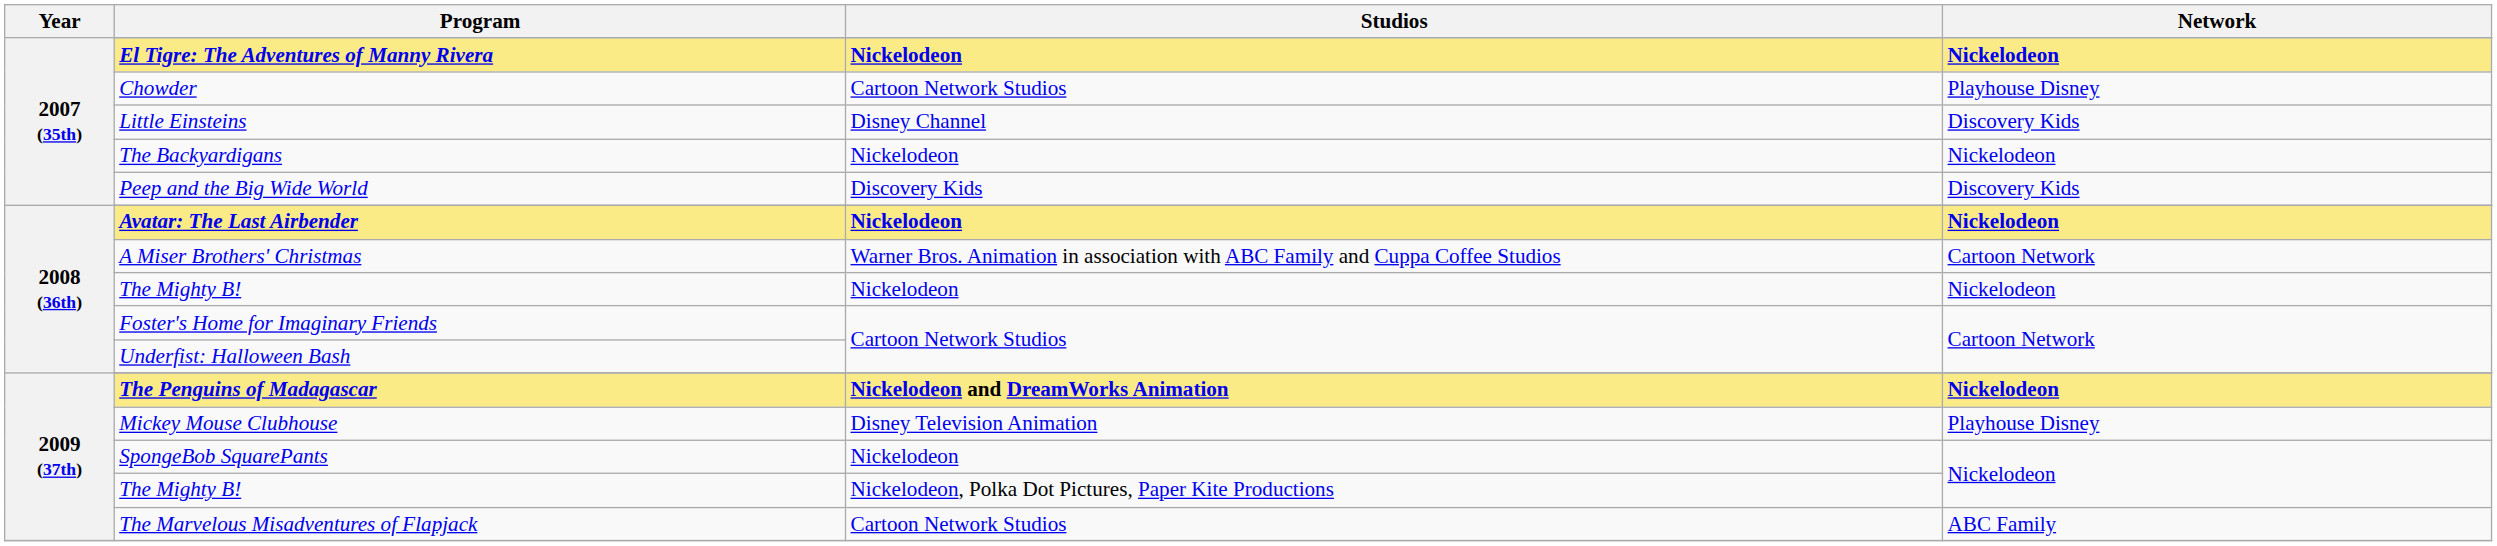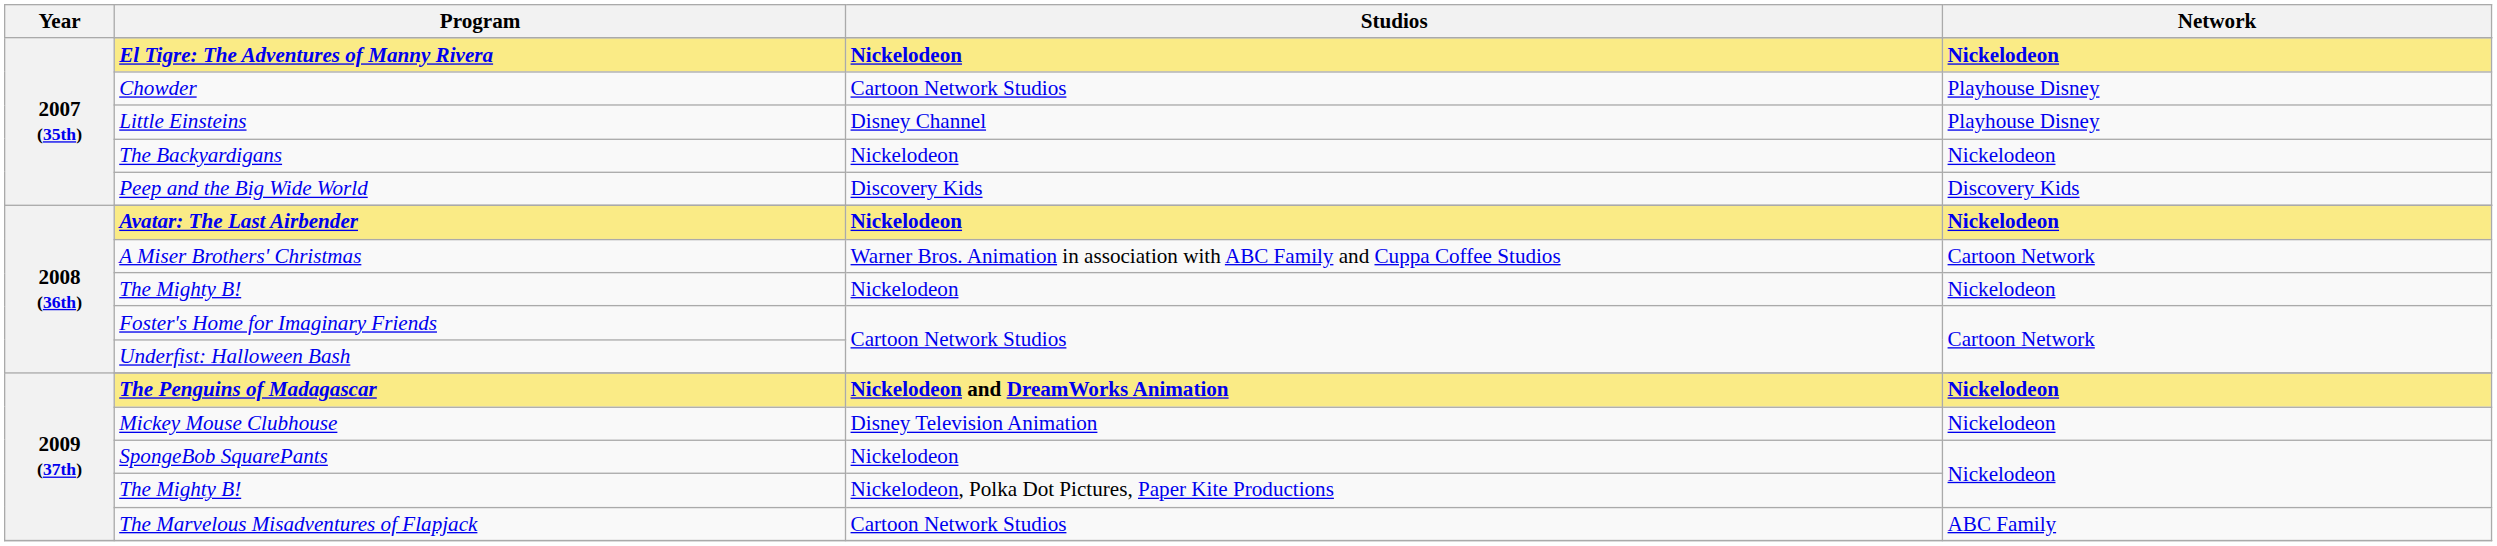(2014, 121) Discovery Kids -> (2024, 121) Playhouse Disney
(2024, 423) Playhouse Disney -> (2002, 423) Nickelodeon
